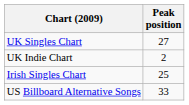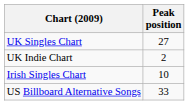(164, 74) 25 -> (164, 74) 10
